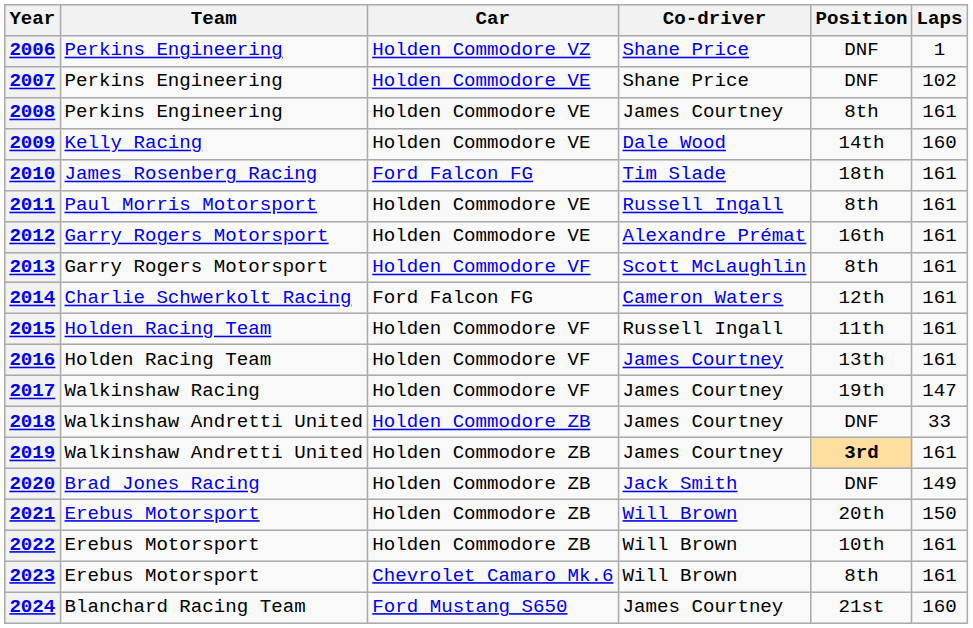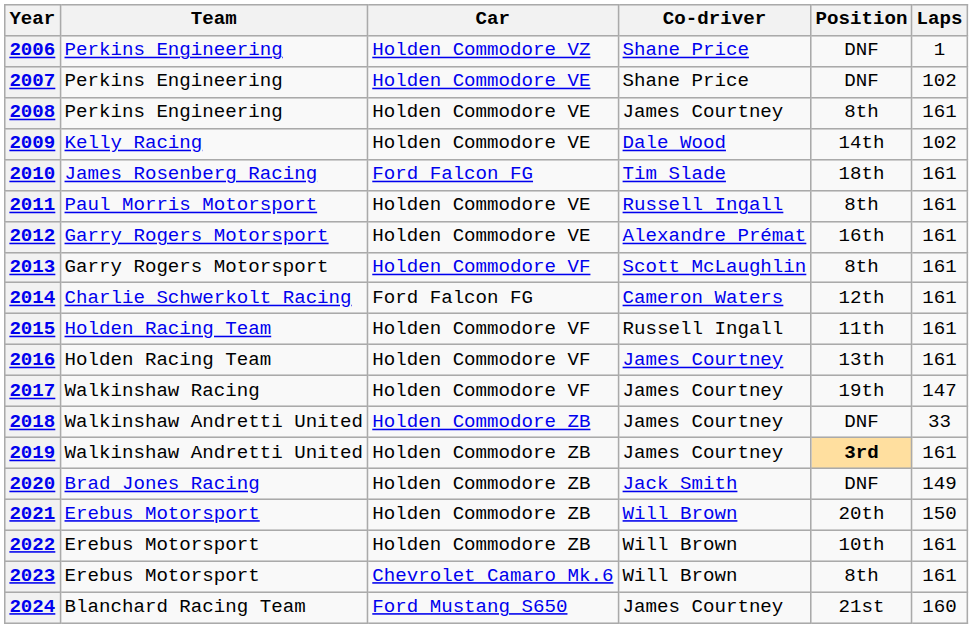(940, 144) 160 -> (940, 144) 102
